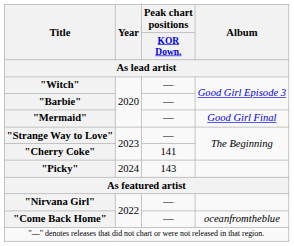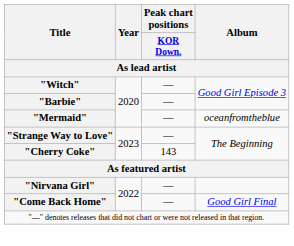(242, 118) Good Girl Final -> (242, 118) oceanfromtheblue
(168, 152) 141 -> (168, 152) 143
- row: (60, 168)
(242, 219) oceanfromtheblue -> (242, 202) Good Girl Final
